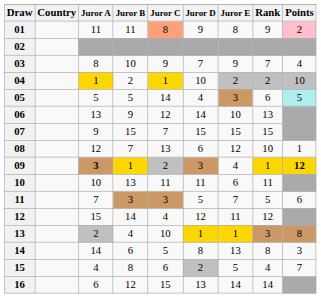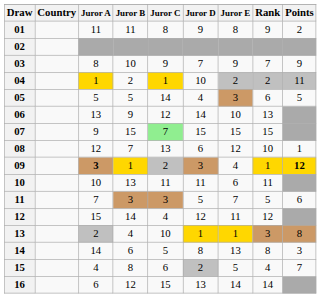(165, 30) lightsalmon background -> (165, 30) no background
(299, 30) pink background -> (299, 30) no background
(299, 64) 4 -> (299, 64) 9
(299, 81) 10 -> (299, 81) 11
(299, 98) paleturquoise background -> (299, 98) no background
(165, 132) no background -> (165, 132) lightgreen background
